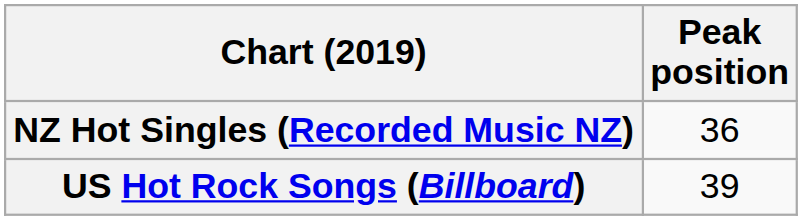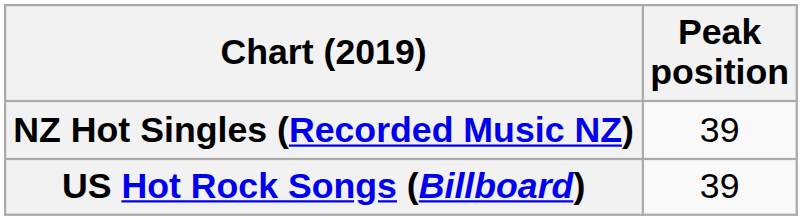(720, 129) 36 -> (720, 129) 39
